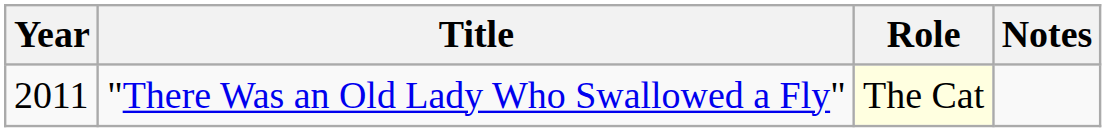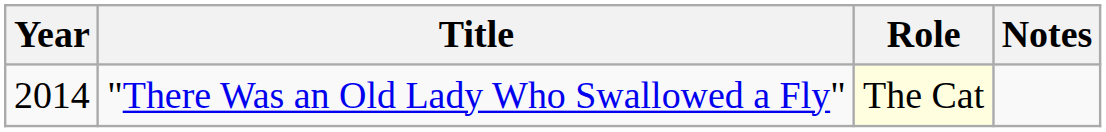(51, 94) 2011 -> (52, 94) 2014
